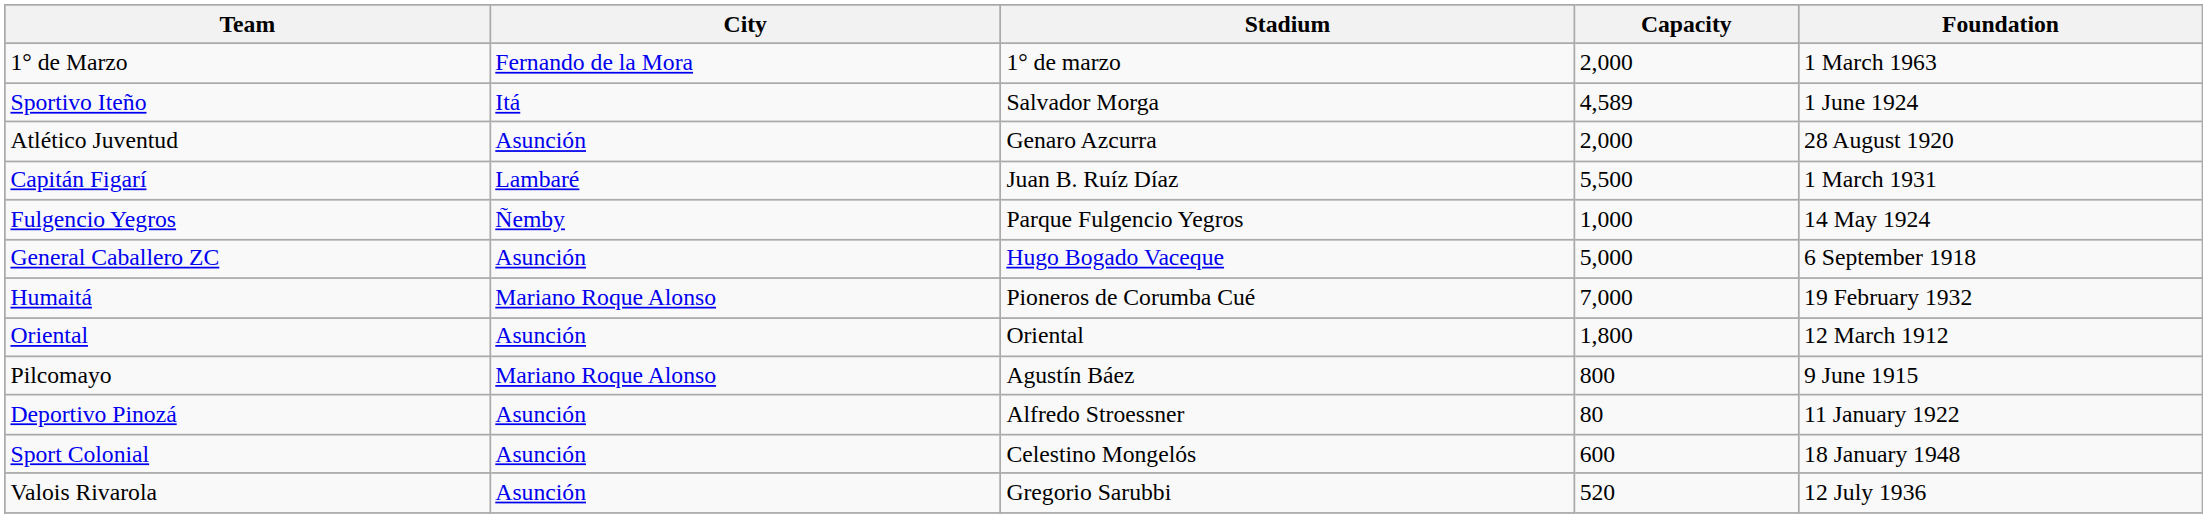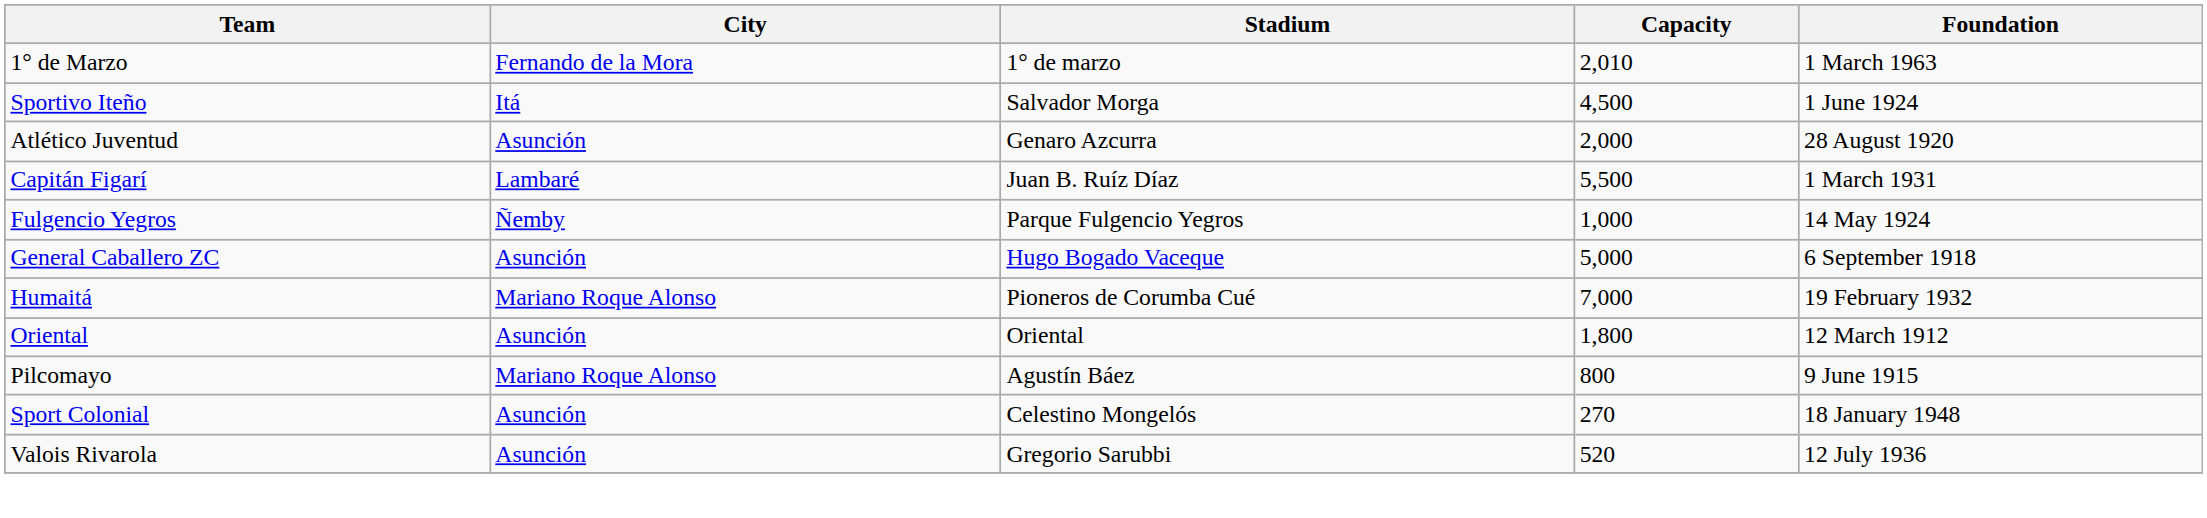(1606, 62) 2,000 -> (1606, 62) 2,010
(1606, 101) 4,589 -> (1606, 101) 4,500
- row: (94, 414)
(1597, 453) 600 -> (1597, 414) 270
